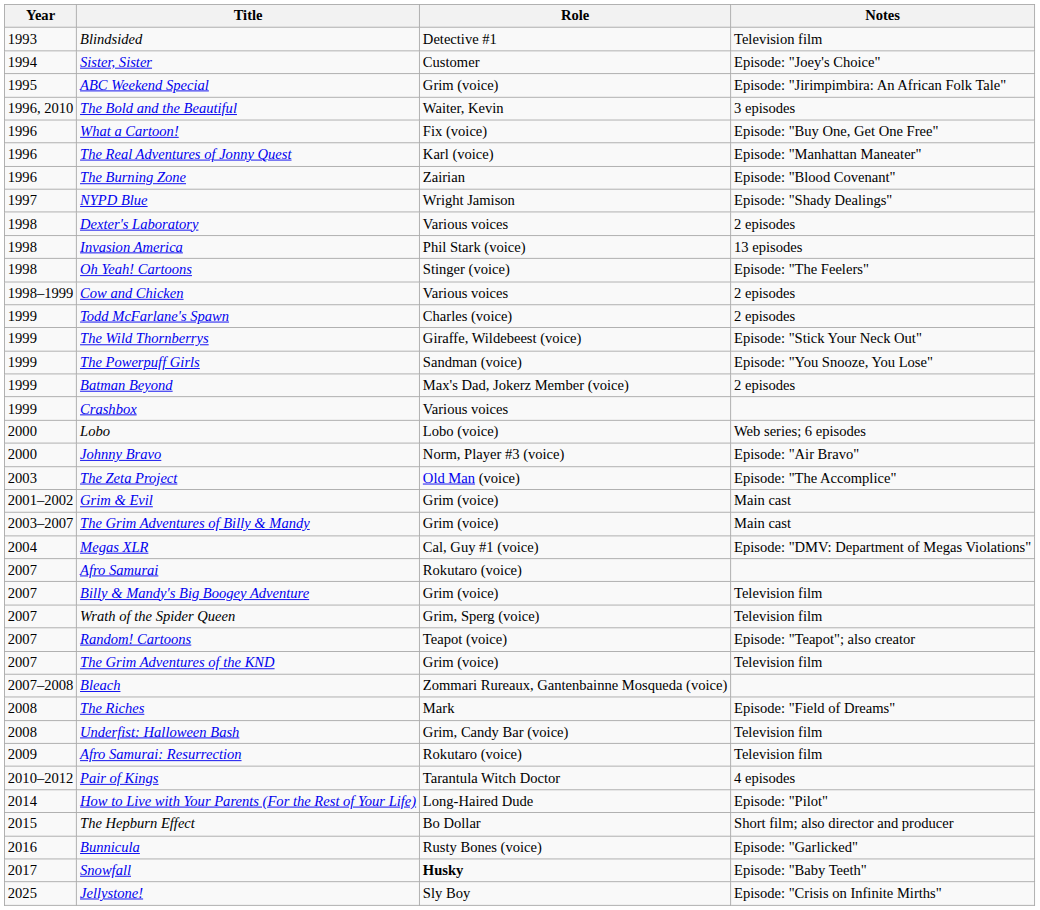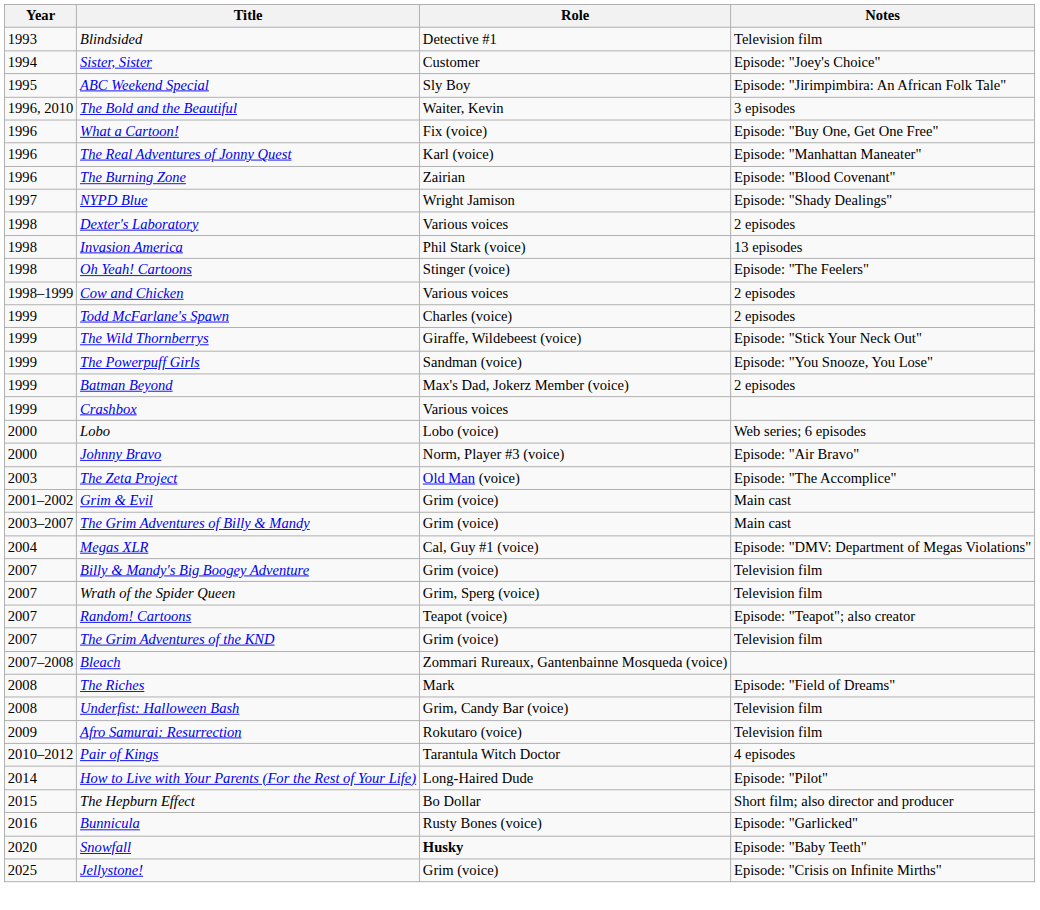(461, 85) Grim (voice) -> (447, 85) Sly Boy
- row: (119, 570)
(22, 870) 2017 -> (22, 847) 2020
(447, 893) Sly Boy -> (461, 870) Grim (voice)
